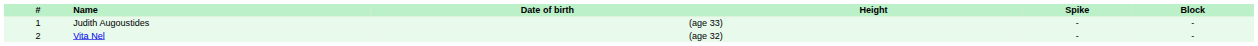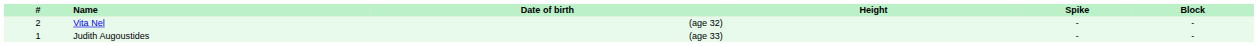rows swapped: (111, 23) <-> (89, 36)
